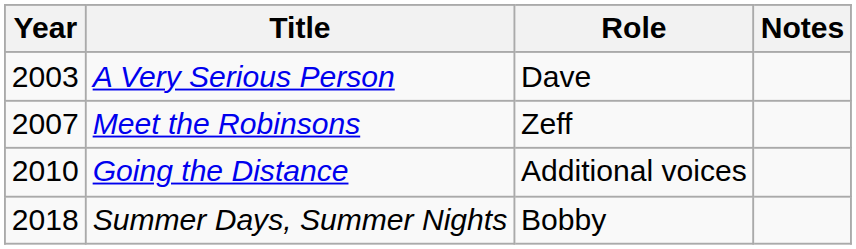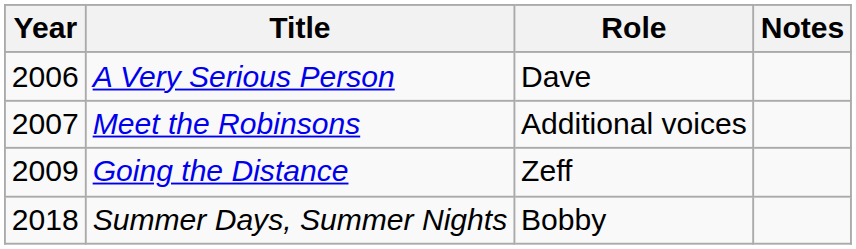(45, 76) 2003 -> (45, 76) 2006
(547, 123) Zeff -> (634, 123) Additional voices
(45, 171) 2010 -> (45, 171) 2009
(634, 171) Additional voices -> (547, 171) Zeff
